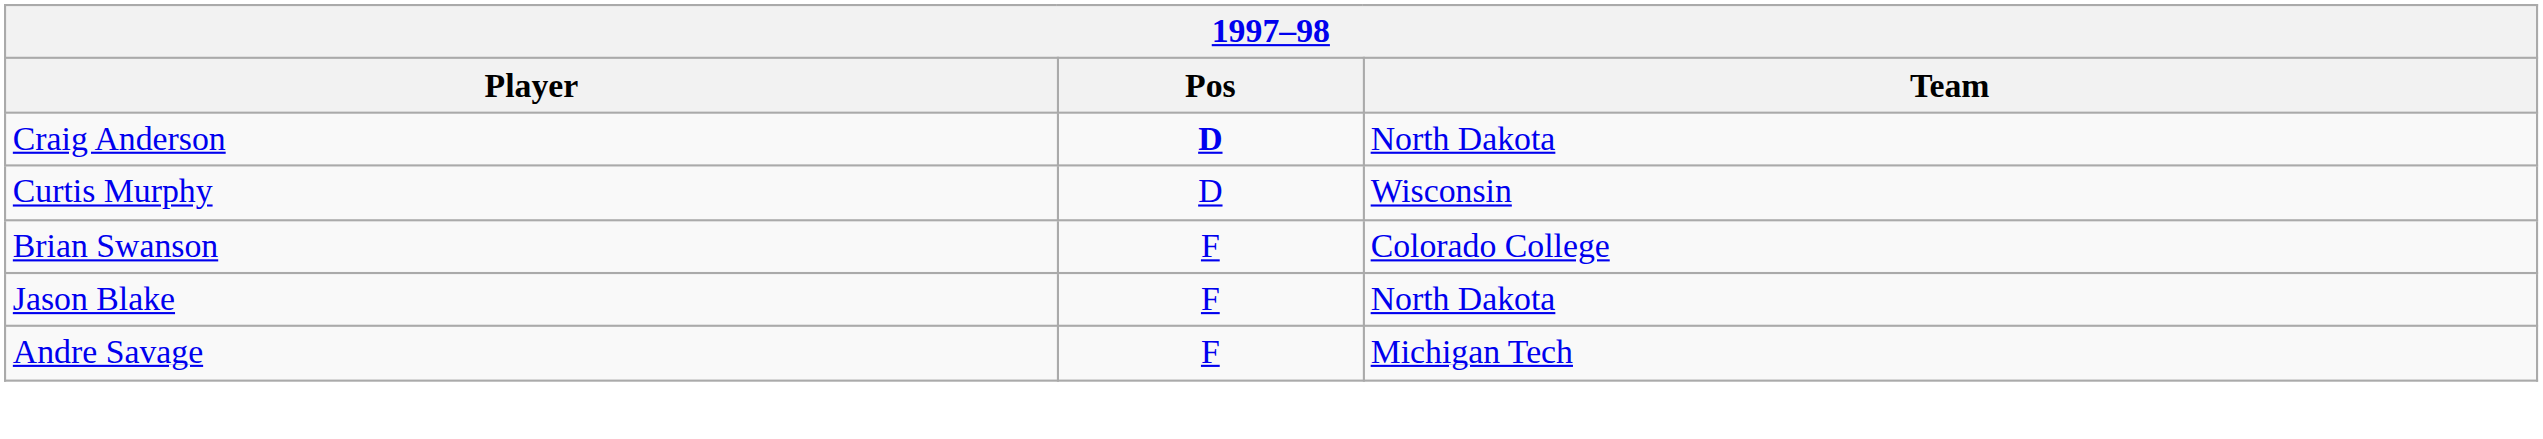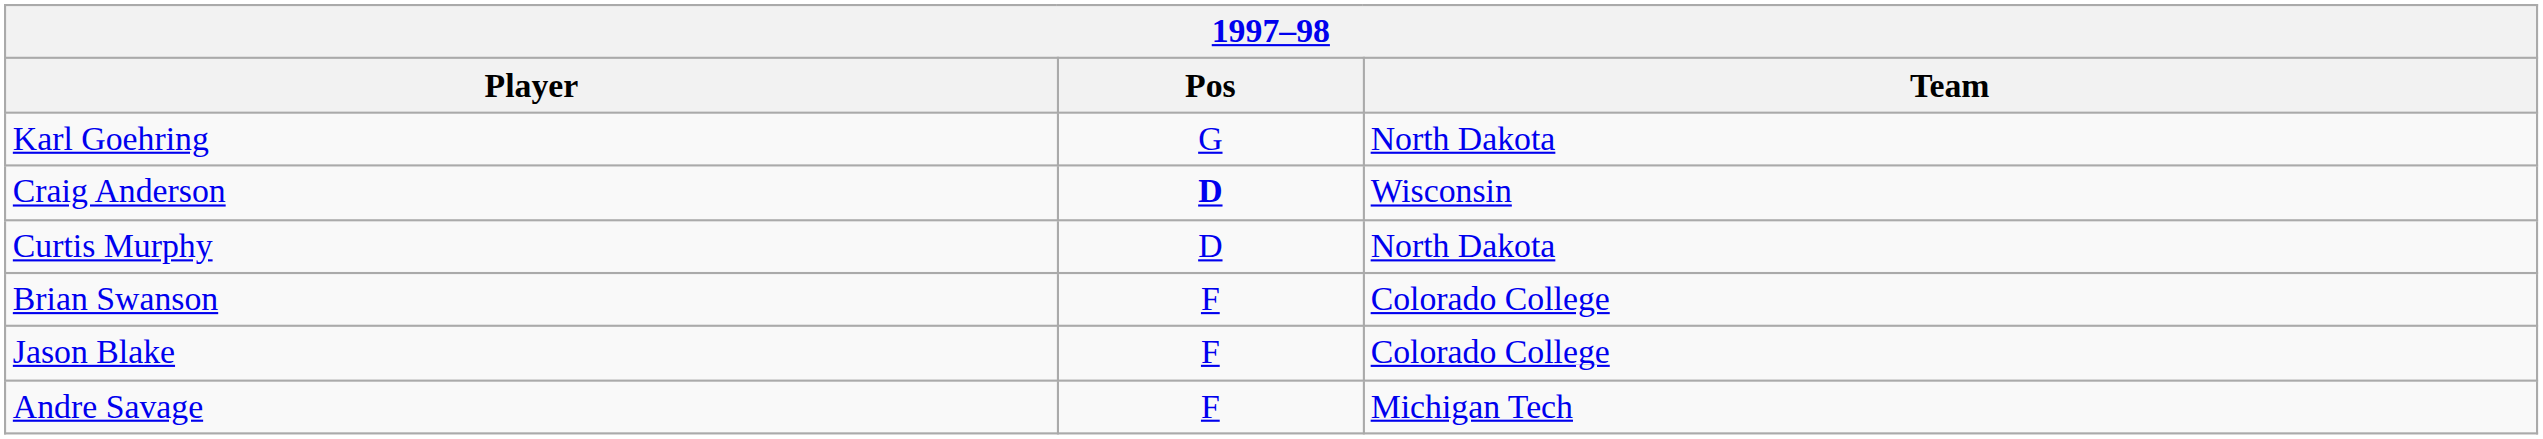+ row: (111, 138)
(1463, 138) North Dakota -> (1441, 191) Wisconsin
(1441, 191) Wisconsin -> (1463, 245) North Dakota
(1463, 298) North Dakota -> (1490, 352) Colorado College
